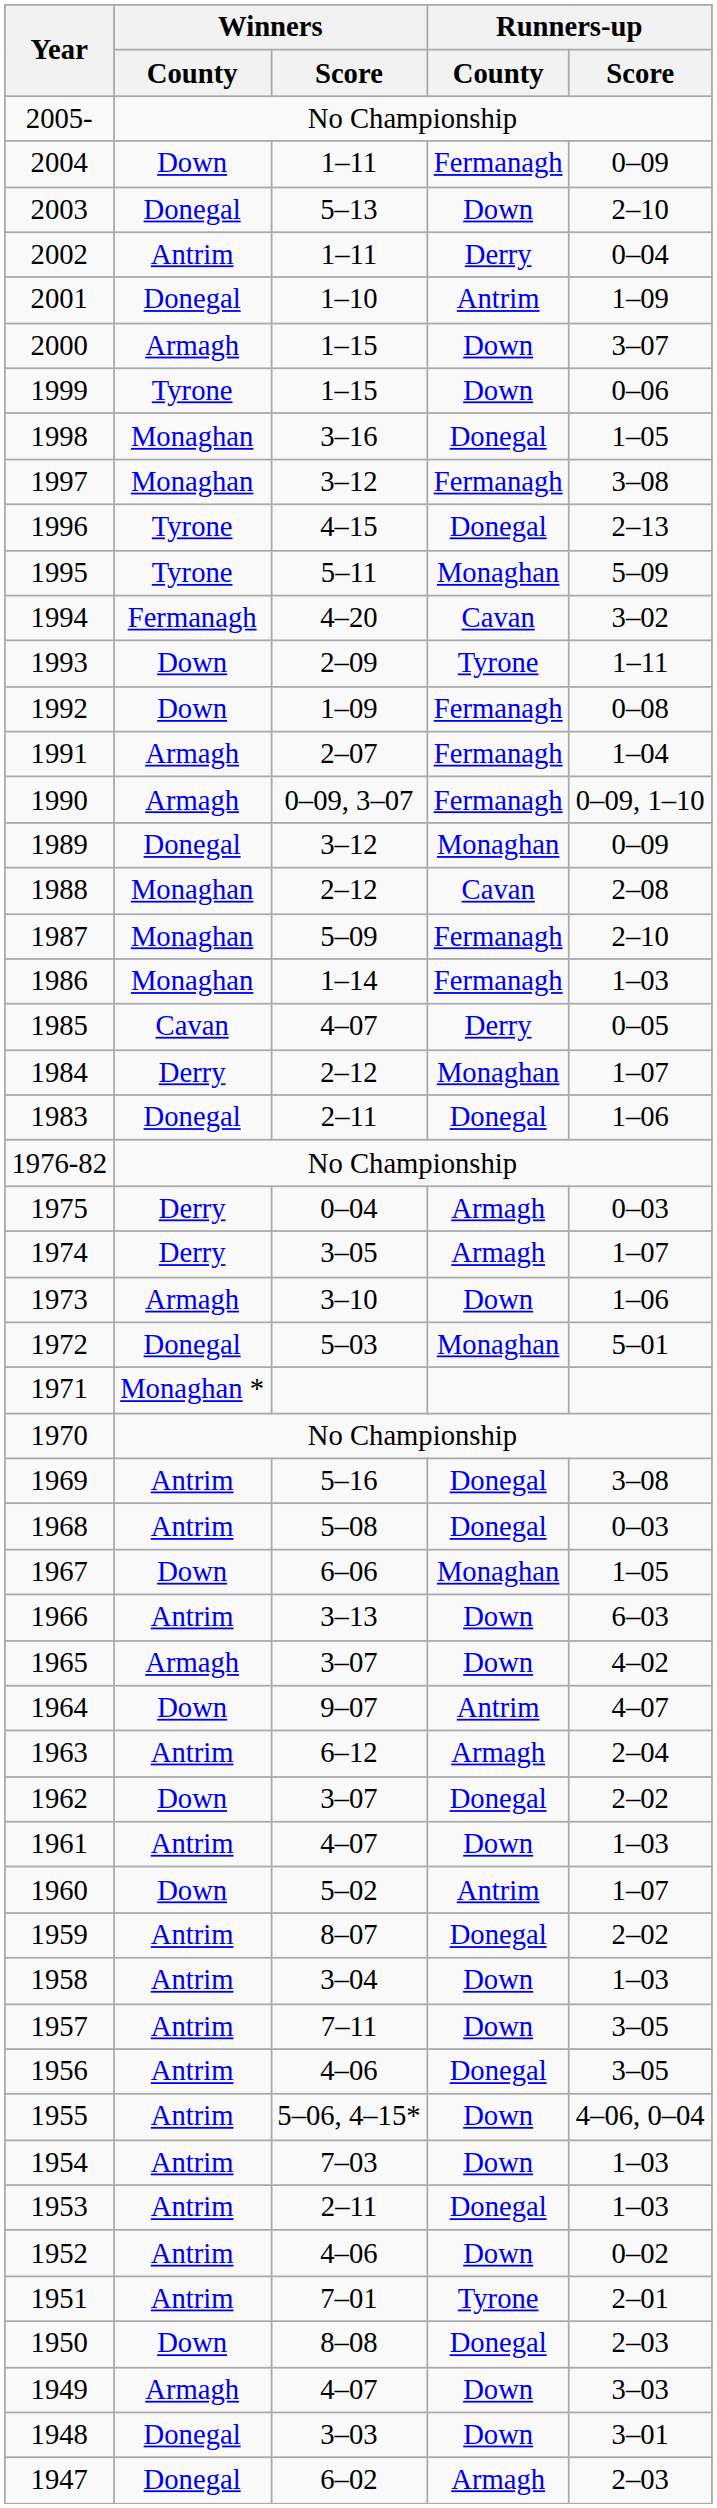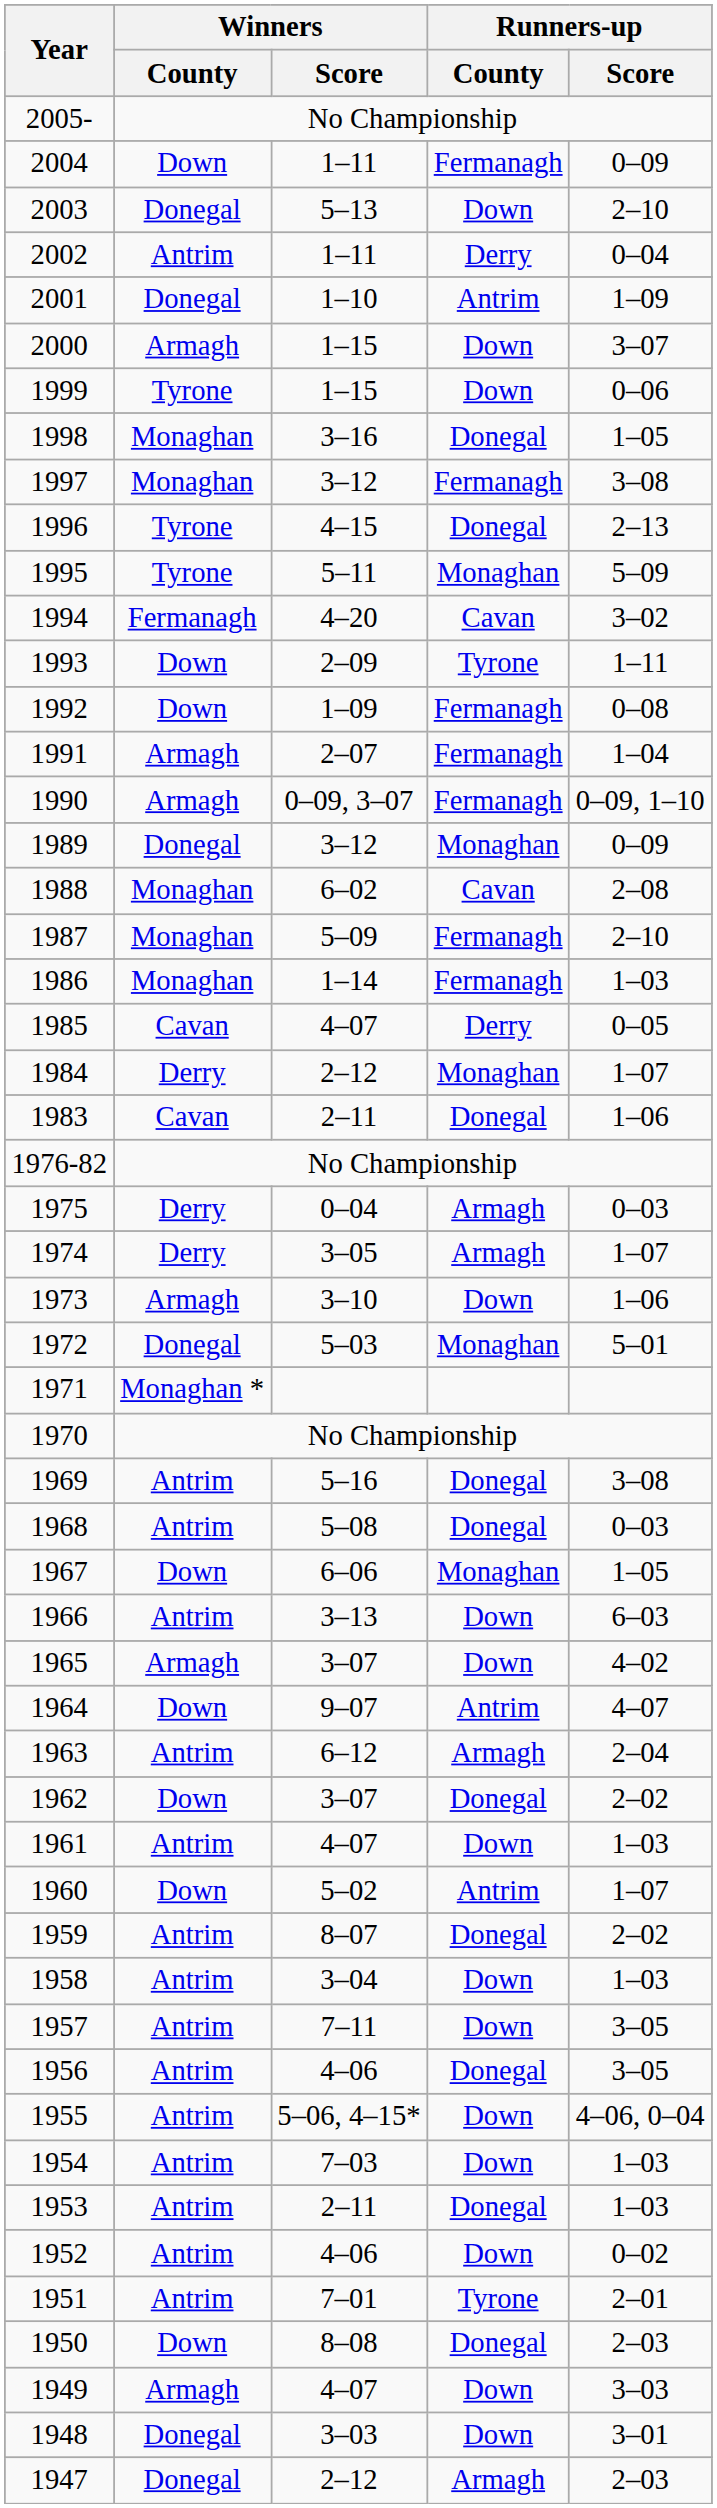(349, 890) 2–12 -> (349, 890) 6–02
(192, 1117) Donegal -> (192, 1117) Cavan
(349, 2479) 6–02 -> (349, 2479) 2–12
